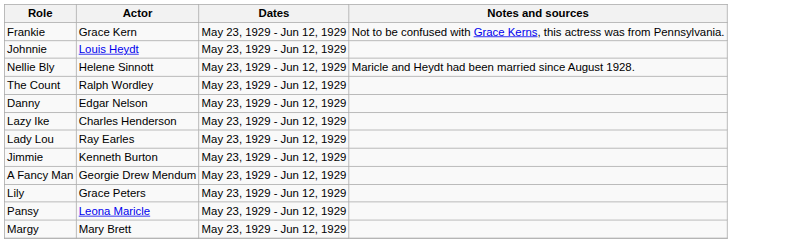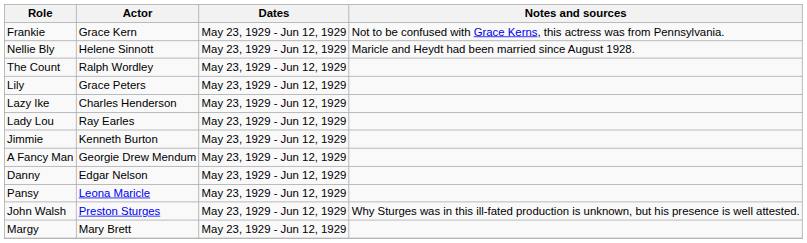- row: (27, 50)
rows swapped: (23, 104) <-> (16, 193)
+ row: (37, 211)
